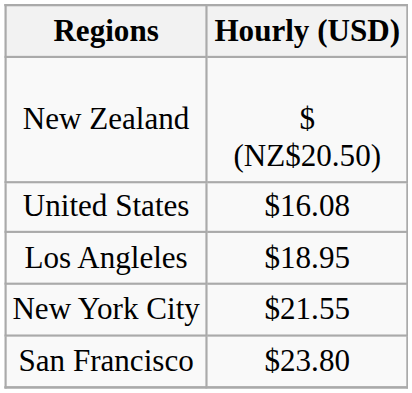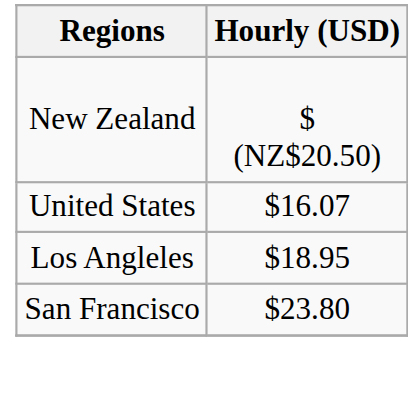(307, 206) $16.08 -> (307, 206) $16.07
- row: (106, 308)
